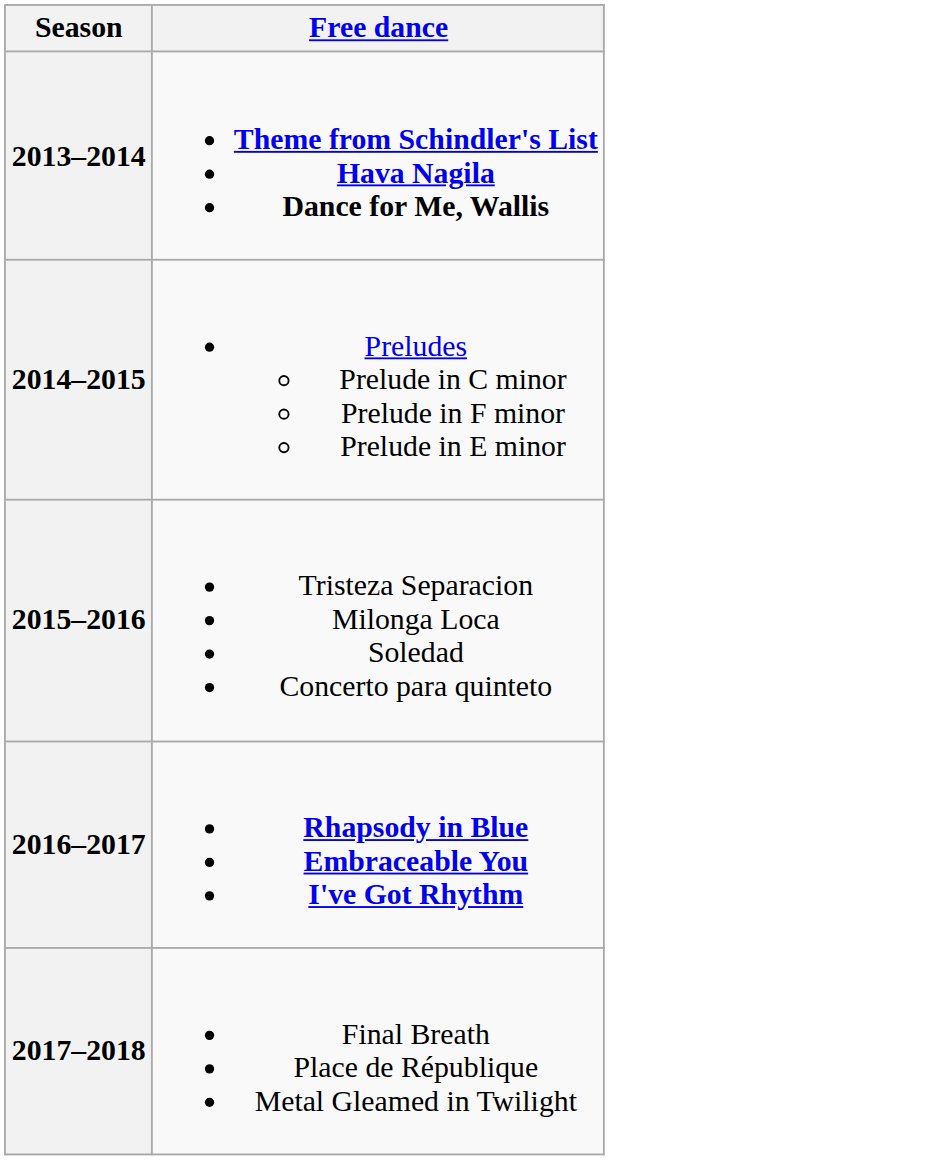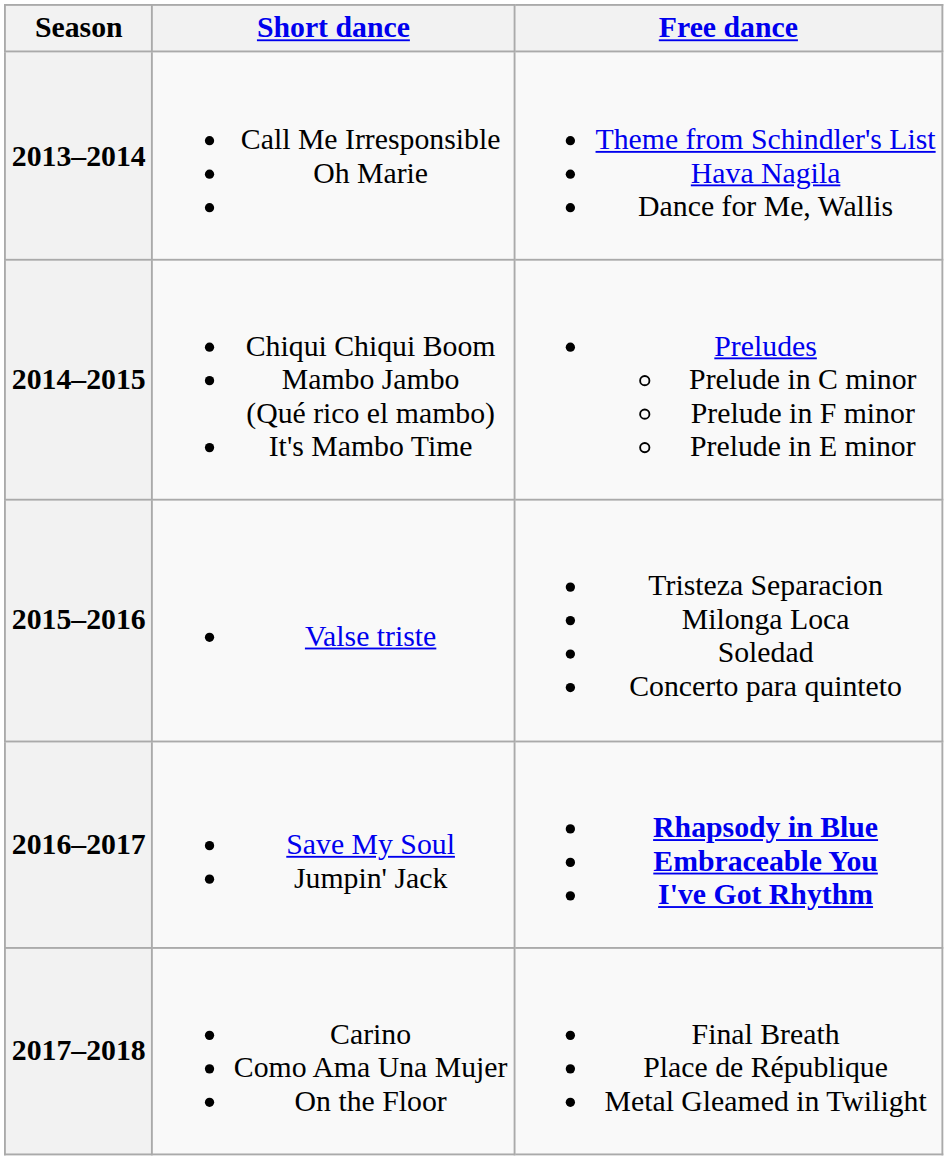+ column: (333, 28)
(379, 172) bold -> (728, 172) normal
